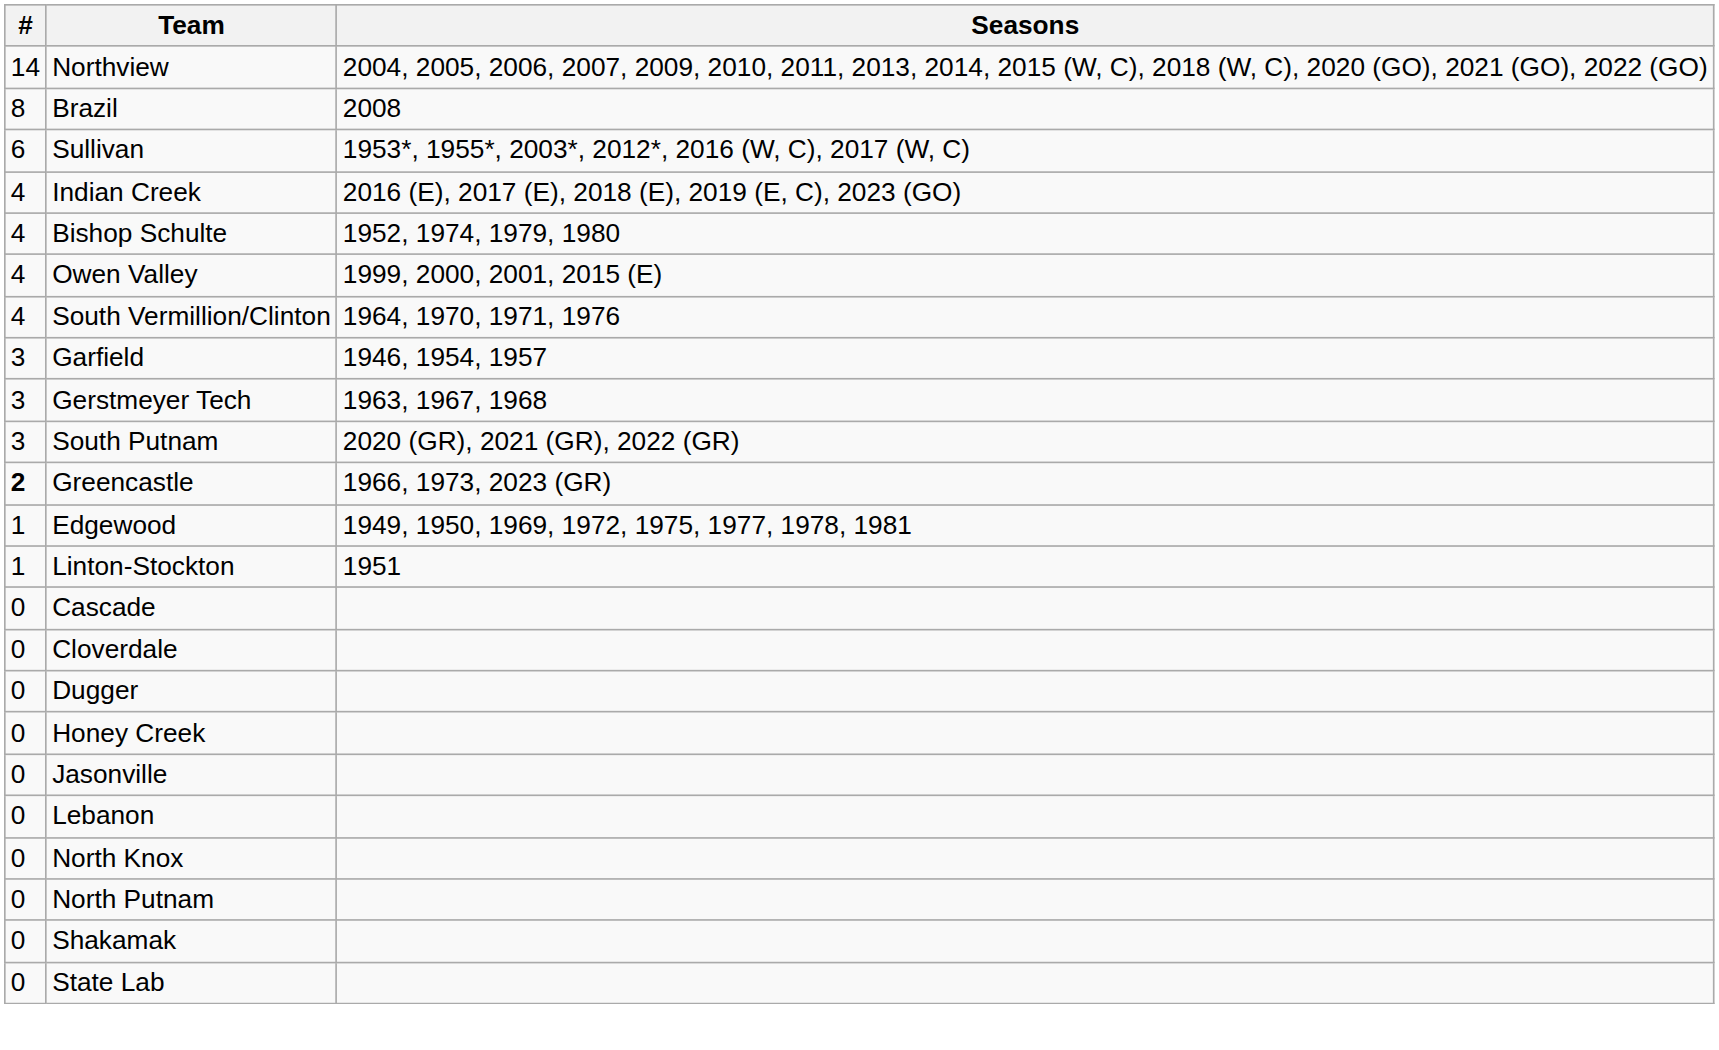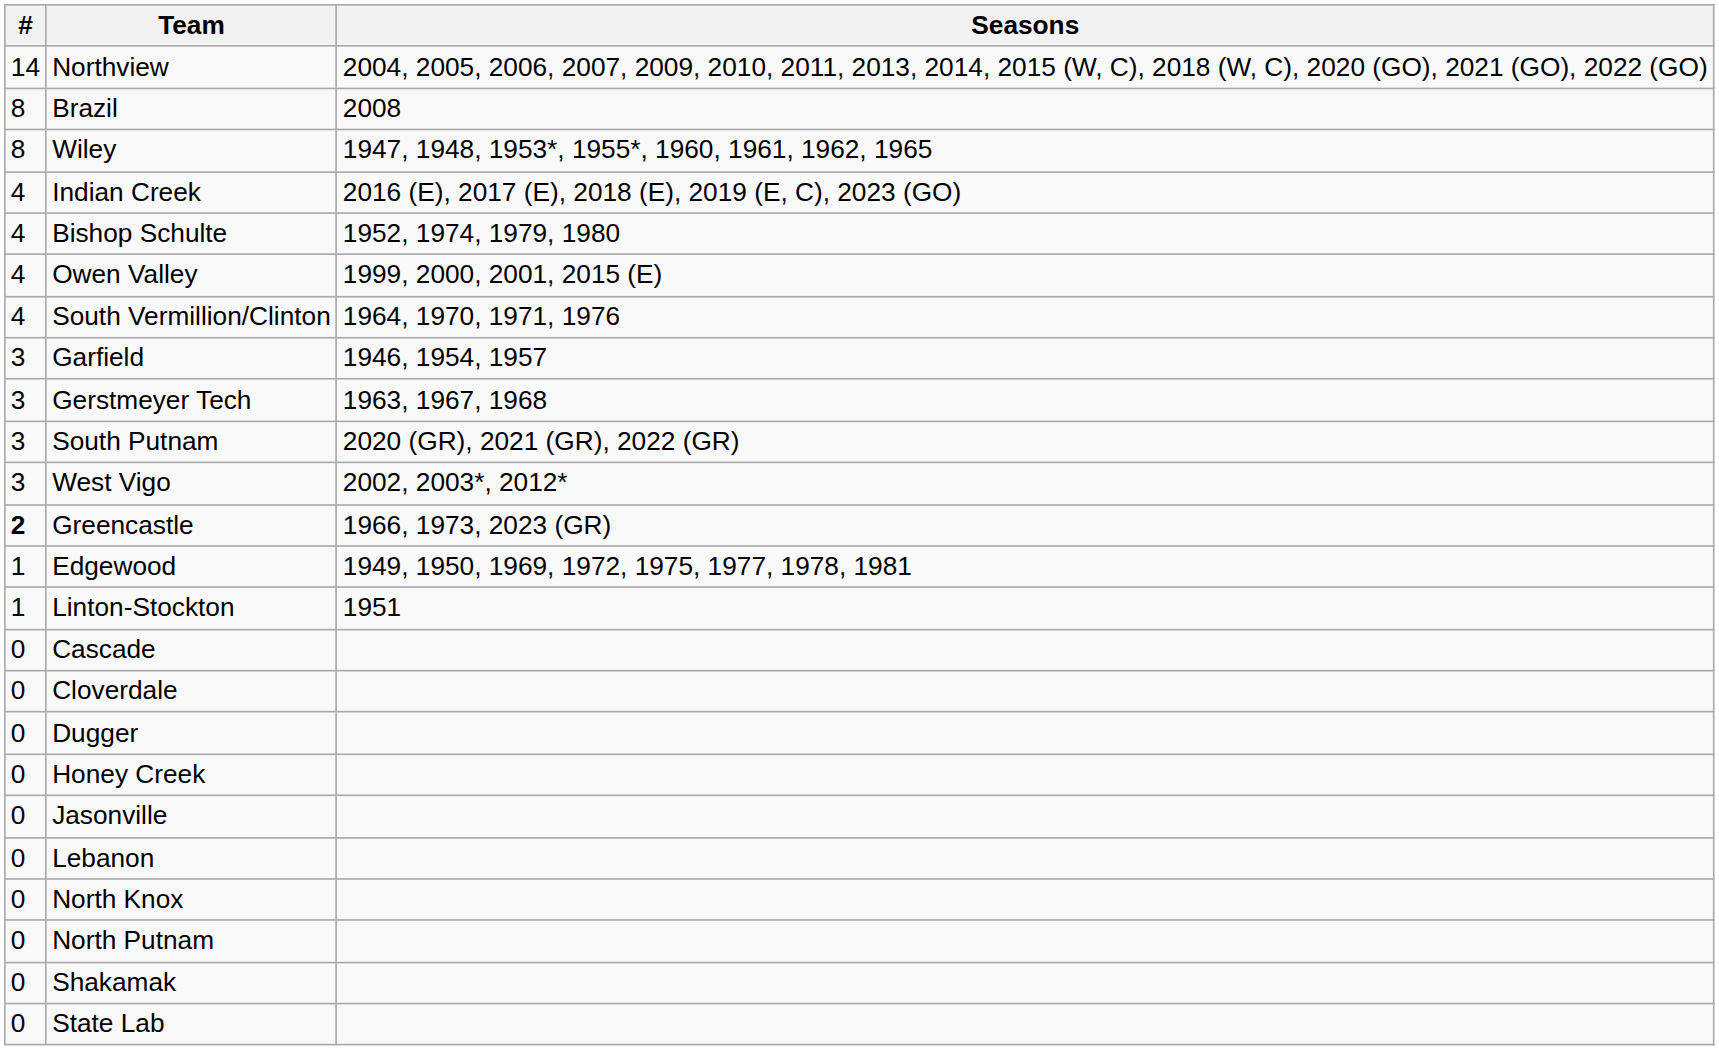+ row: (84, 150)
- row: (98, 150)
+ row: (111, 483)
